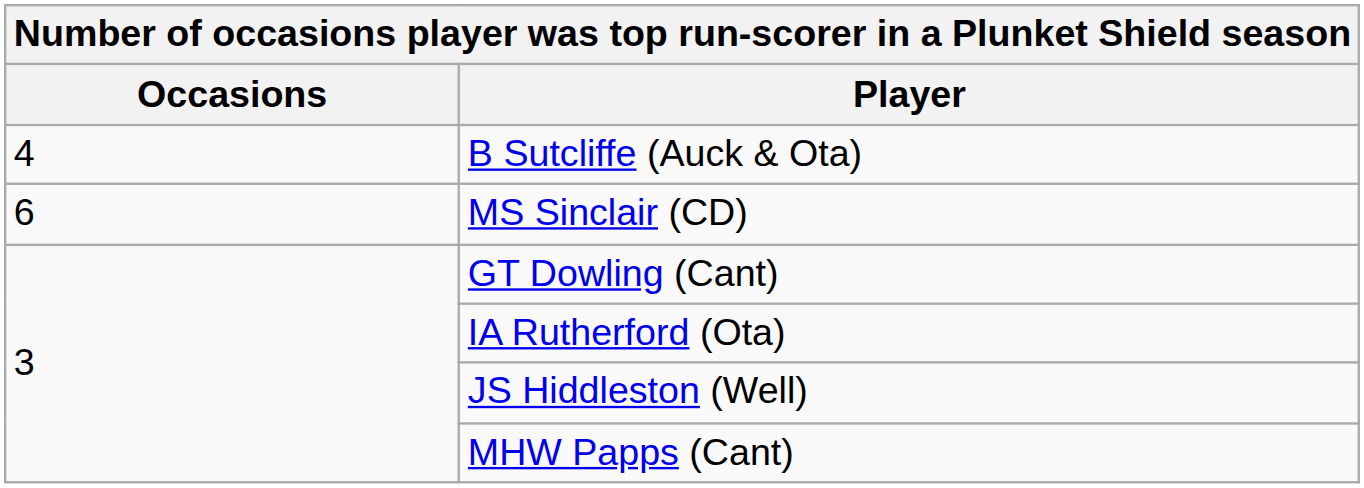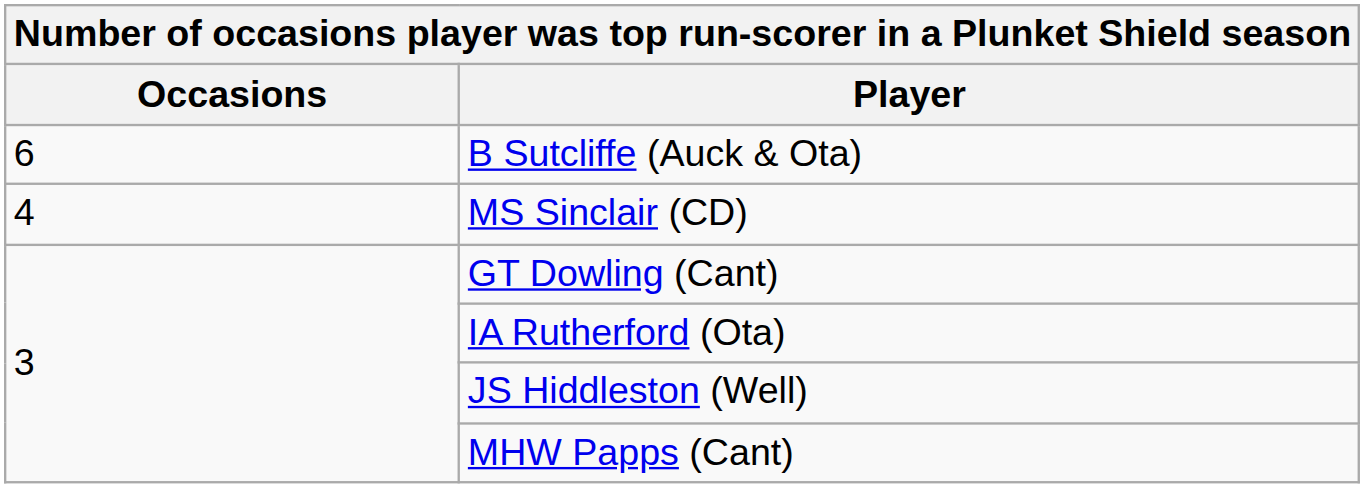(24, 153) 4 -> (24, 153) 6
(24, 213) 6 -> (24, 213) 4
